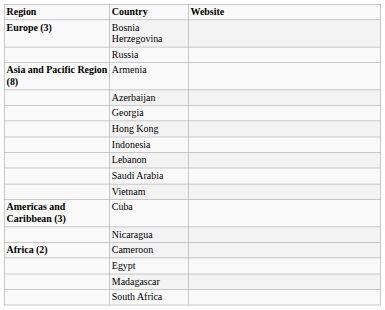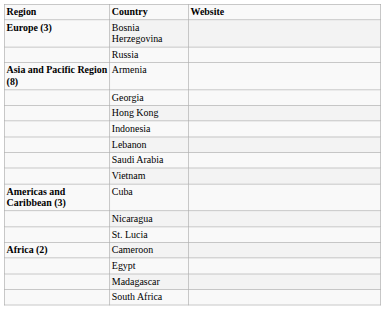- row: (134, 97)
+ row: (130, 234)
